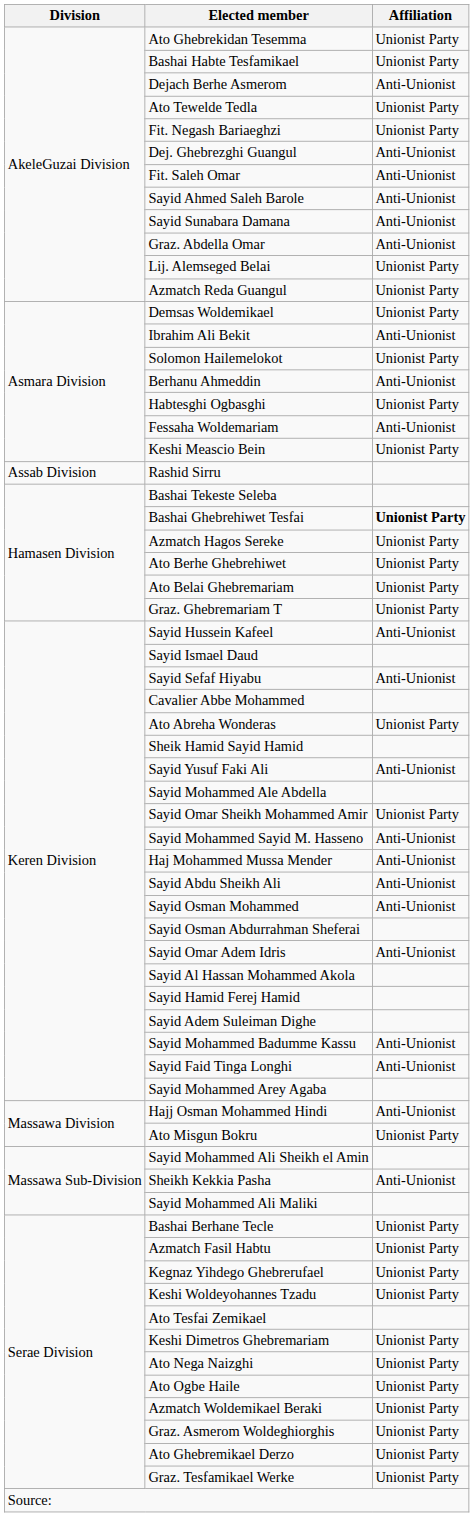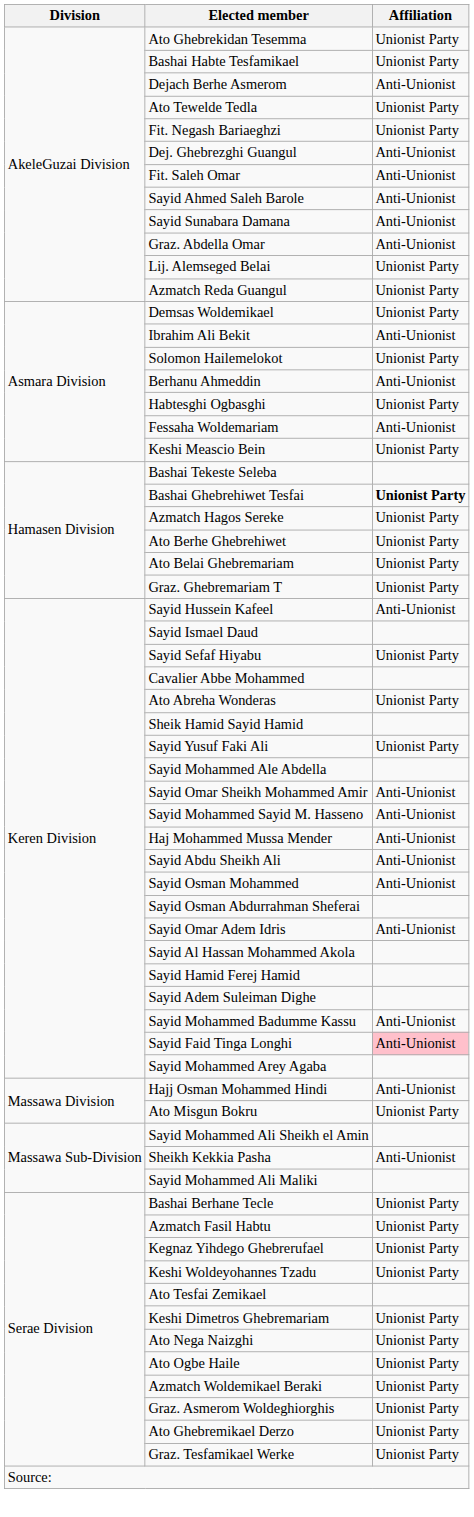- row: (185, 472)
(415, 678) Anti-Unionist -> (417, 655) Unionist Party
(415, 769) Anti-Unionist -> (417, 746) Unionist Party
(417, 815) Unionist Party -> (415, 792) Anti-Unionist
(415, 1066) no background -> (415, 1043) pink background
